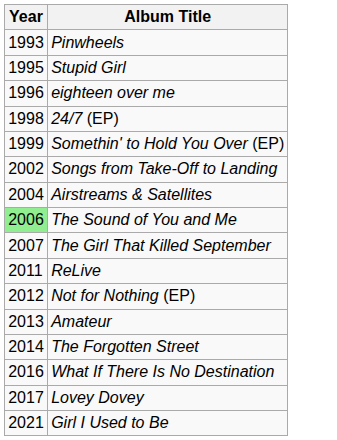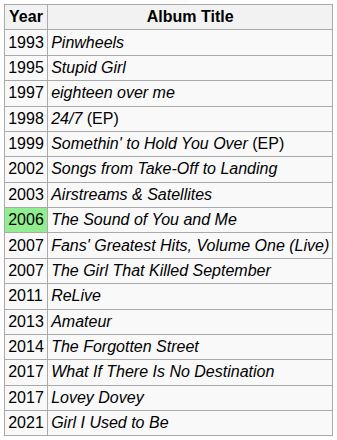(26, 93) 1996 -> (26, 93) 1997
(26, 194) 2004 -> (26, 194) 2003
+ row: (190, 245)
- row: (123, 296)
(26, 372) 2016 -> (26, 372) 2017
